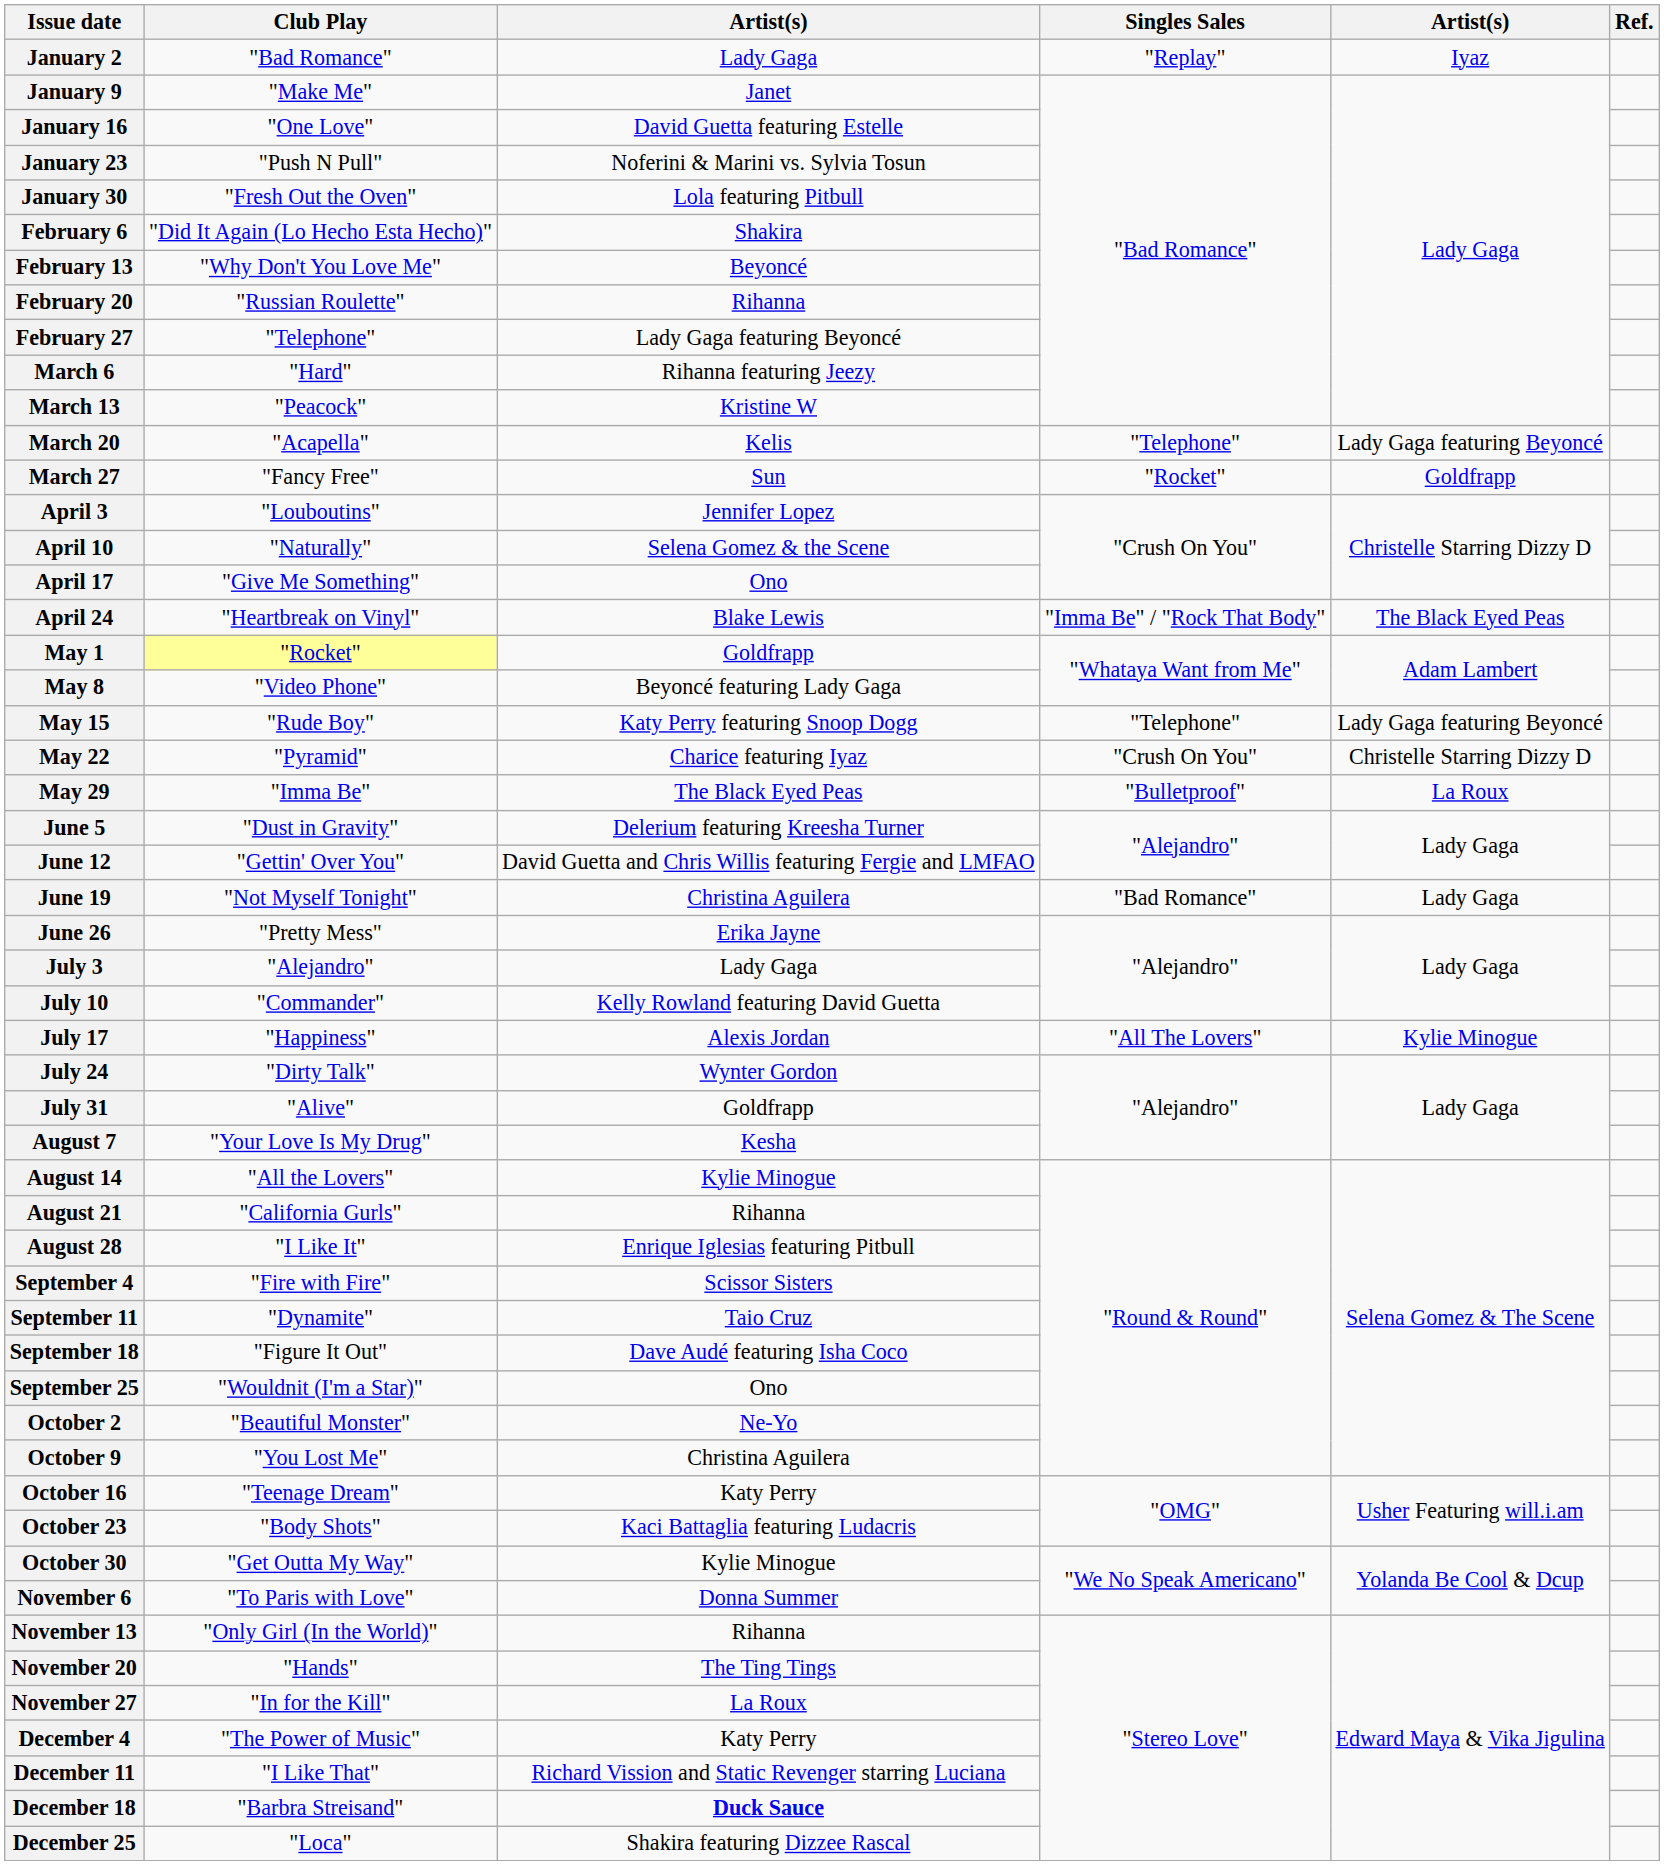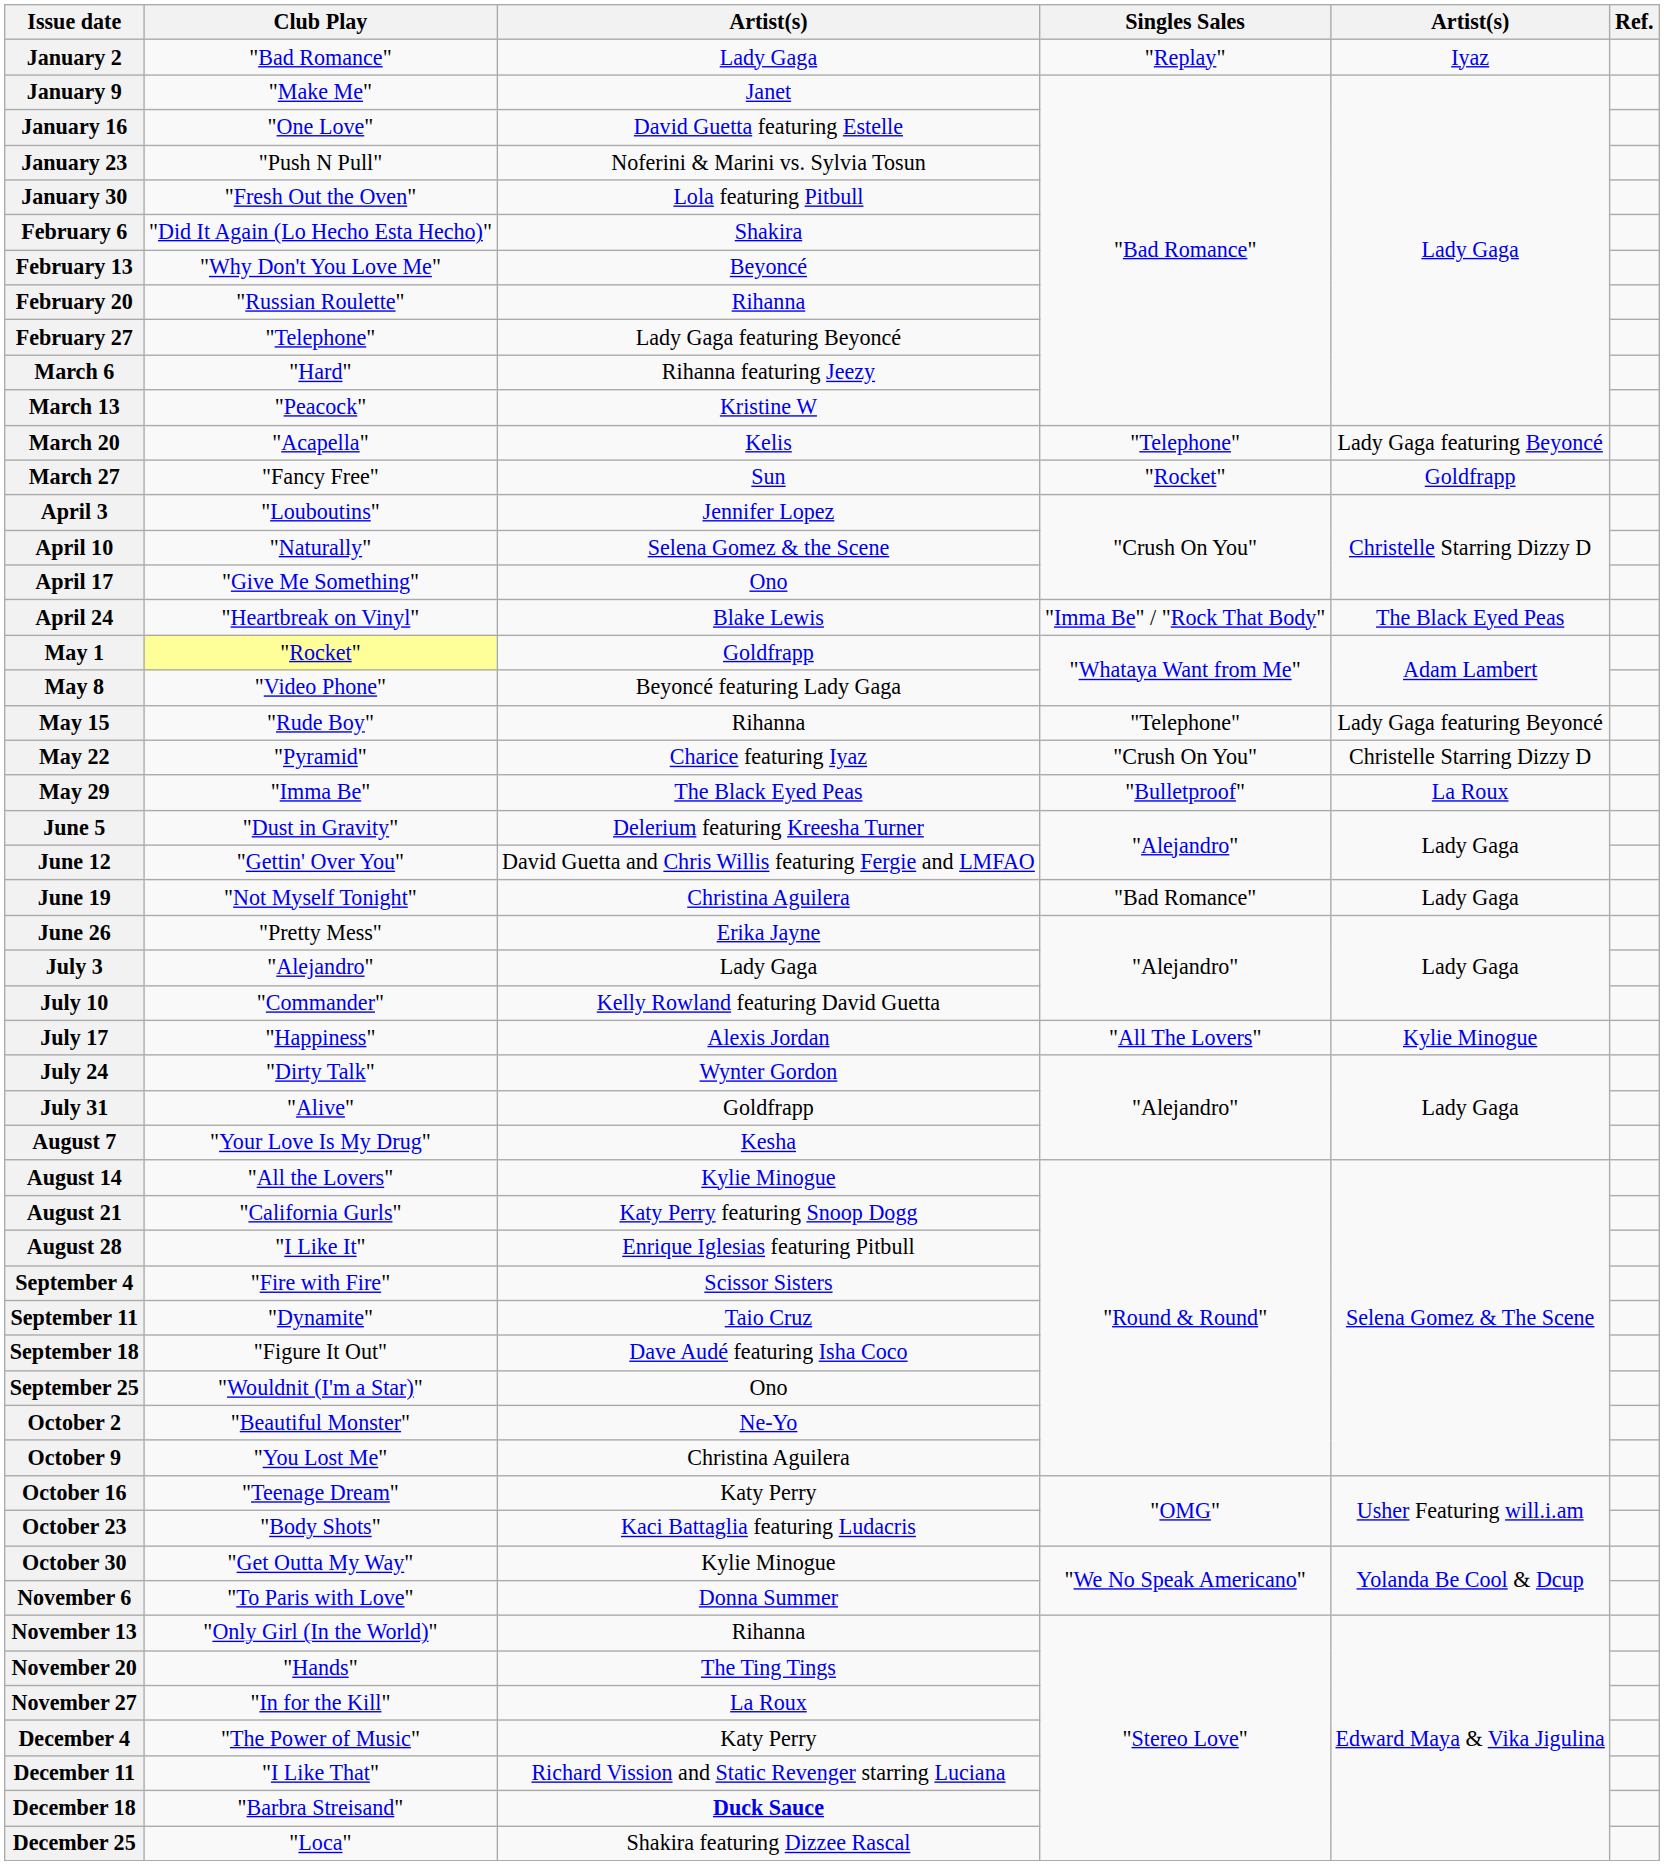(768, 722) Katy Perry featuring Snoop Dogg -> (768, 722) Rihanna
(768, 1212) Rihanna -> (768, 1212) Katy Perry featuring Snoop Dogg
